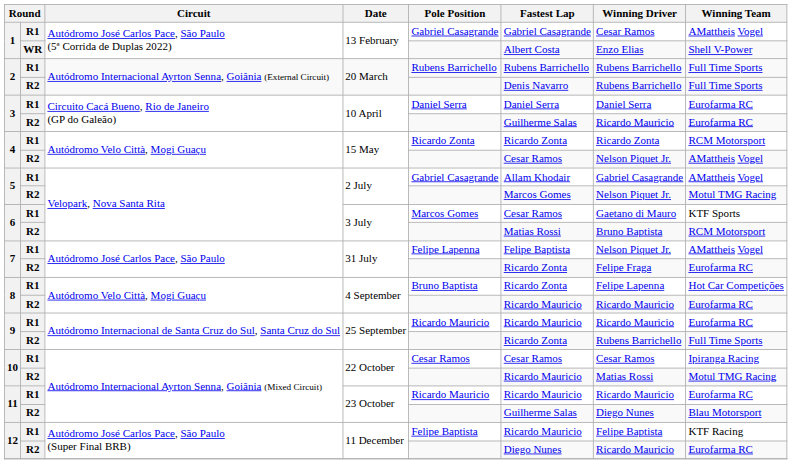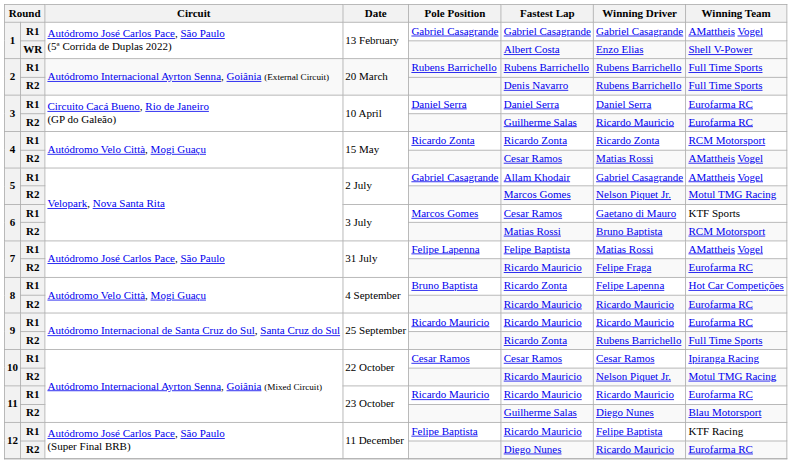(625, 31) Cesar Ramos -> (640, 31) Gabriel Casagrande
(634, 158) Nelson Piquet Jr. -> (625, 158) Matias Rossi
(634, 249) Nelson Piquet Jr. -> (625, 249) Matias Rossi
(535, 267) Ricardo Zonta -> (543, 267) Ricardo Mauricio
(625, 376) Matias Rossi -> (634, 376) Nelson Piquet Jr.
